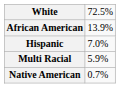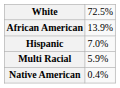(98, 75) 0.7% -> (98, 75) 0.4%
